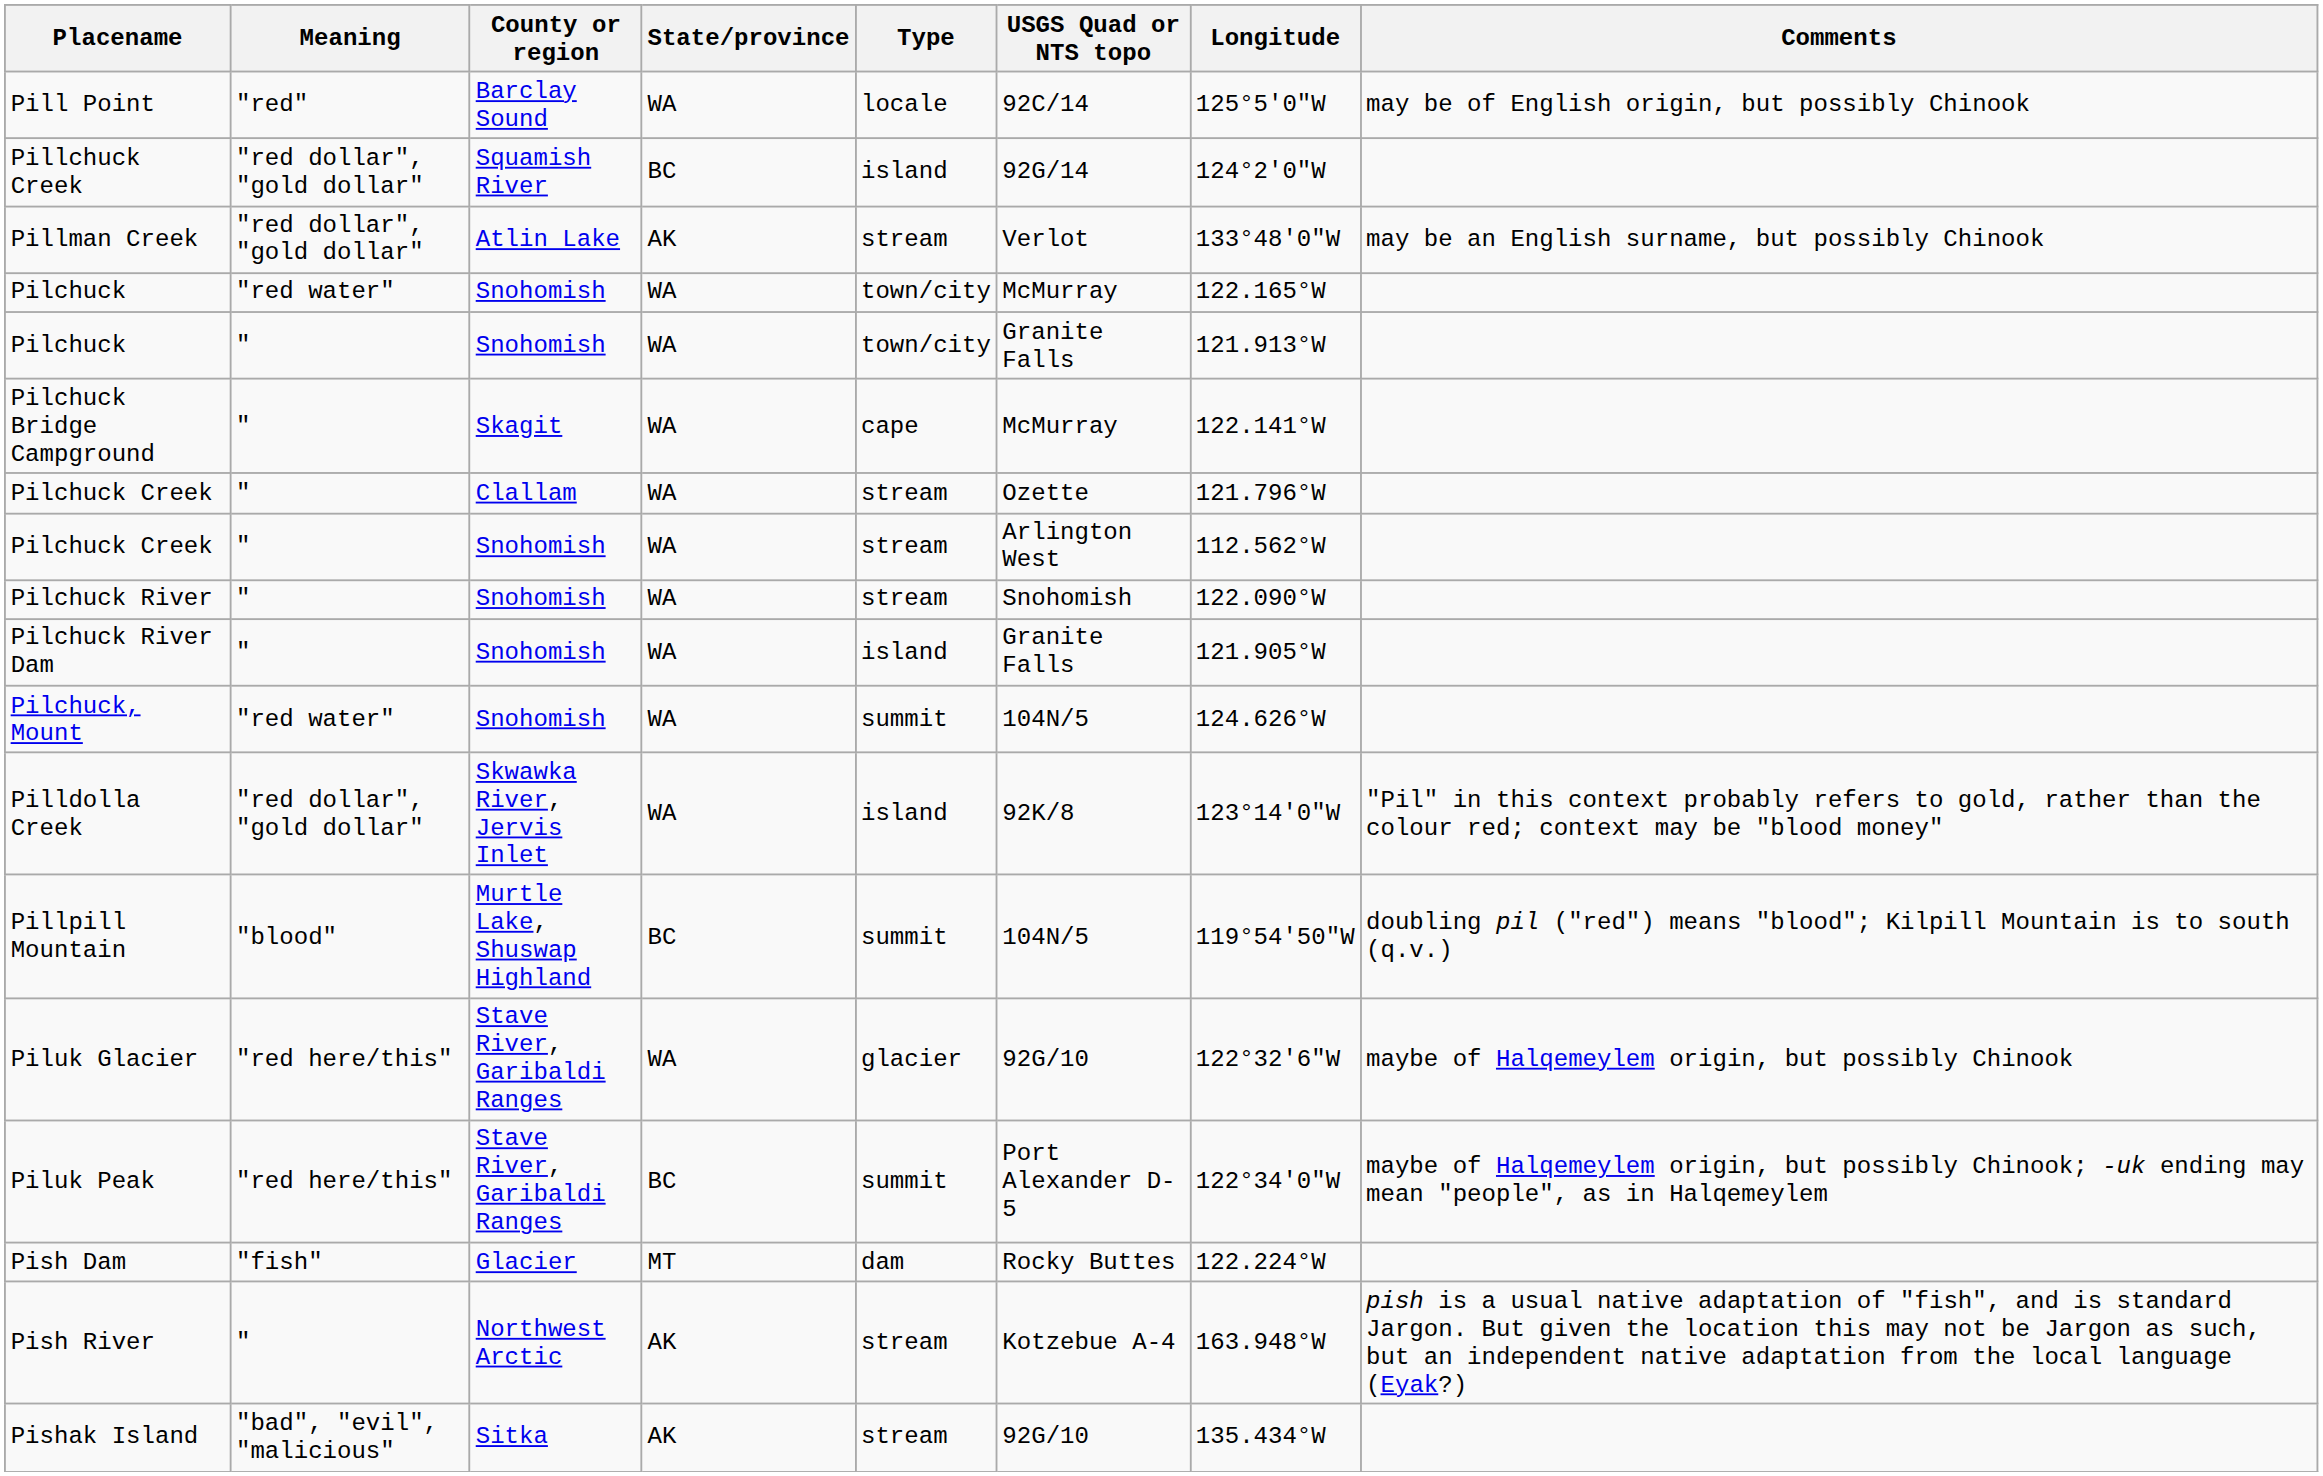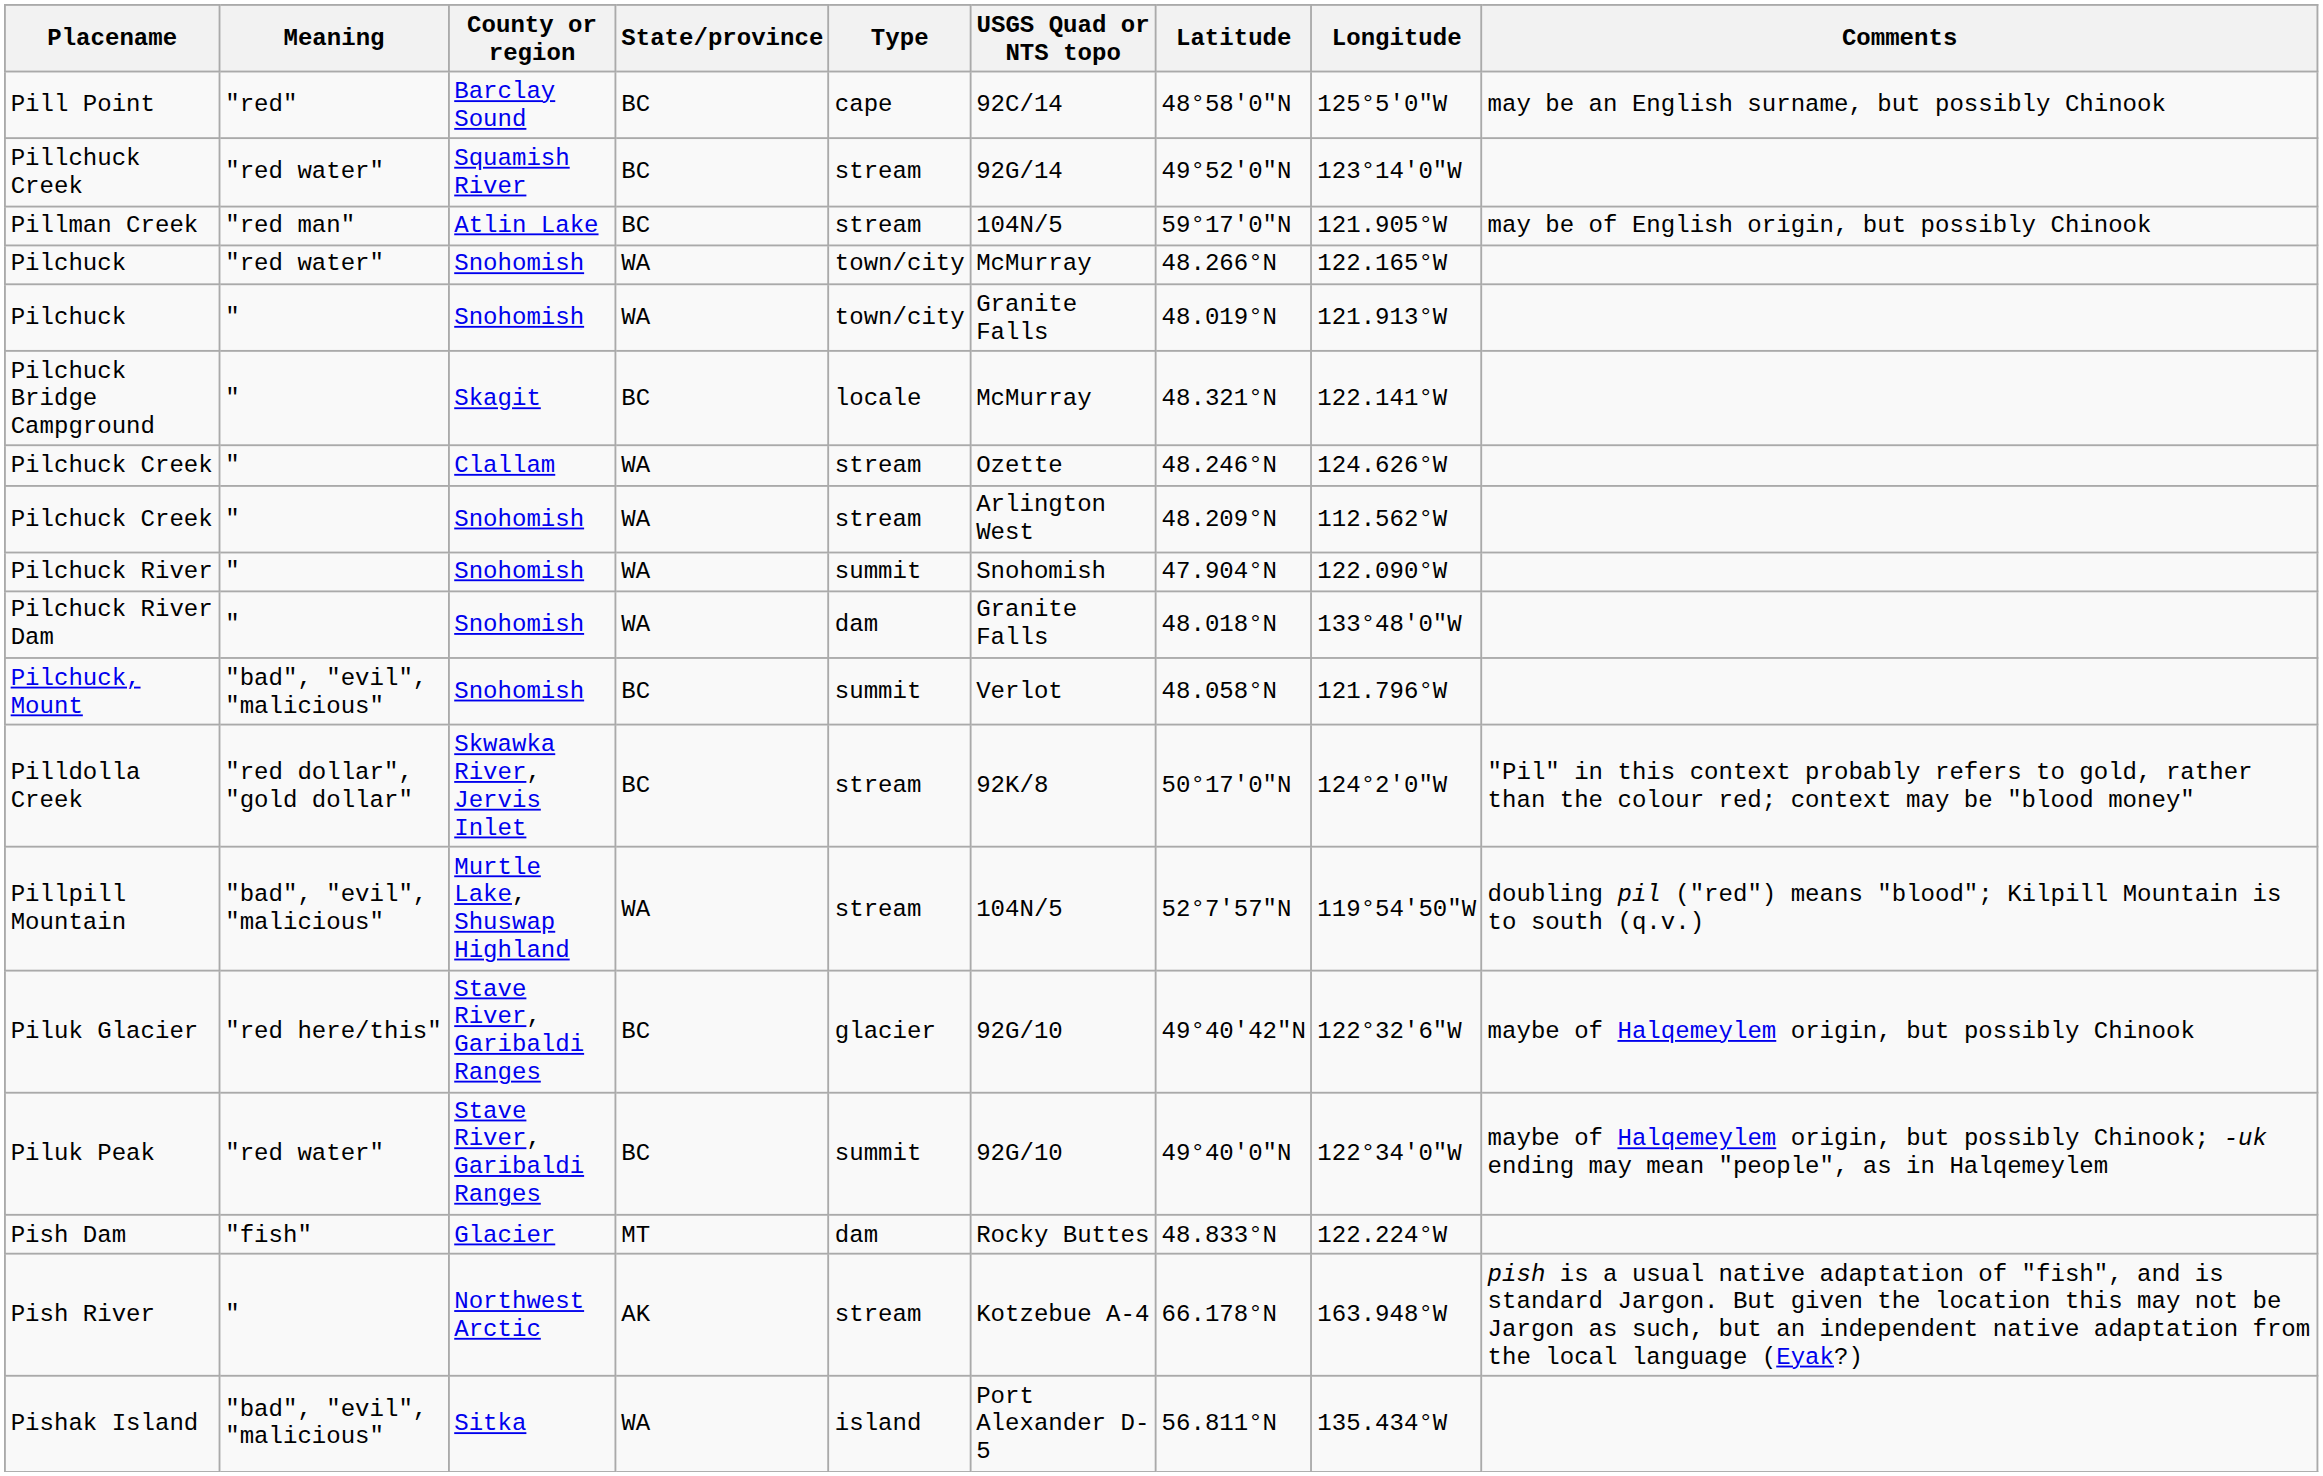+ column: (1234, 38)
(662, 105) WA -> (636, 105) BC
(904, 105) locale -> (864, 105) cape
(1698, 105) may be of English origin, but possibly Chinook -> (1827, 105) may be an English surname, but possibly Chinook
(330, 172) "red dollar", "gold dollar" -> (305, 172) "red water"
(904, 172) island -> (878, 172) stream
(1261, 172) 124°2′0″W -> (1390, 172) 123°14′0″W
(330, 239) "red dollar", "gold dollar" -> (290, 225) "red man"
(662, 239) AK -> (636, 225) BC
(1046, 239) Verlot -> (1019, 225) 104N/5
(1268, 239) 133°48′0″W -> (1382, 225) 121.905°W
(1705, 239) may be an English surname, but possibly Chinook -> (1820, 225) may be of English origin, but possibly Chinook
(662, 426) WA -> (636, 398) BC
(890, 426) cape -> (878, 398) locale
(1261, 493) 121.796°W -> (1382, 465) 124.626°W
(904, 599) stream -> (878, 572) summit
(904, 652) island -> (856, 625) dam
(1261, 652) 121.905°W -> (1390, 625) 133°48′0″W
(315, 719) "red water" -> (326, 692) "bad", "evil", "malicious"
(662, 719) WA -> (636, 692) BC
(1046, 719) 104N/5 -> (1019, 692) Verlot
(1261, 719) 124.626°W -> (1382, 692) 121.796°W
(662, 814) WA -> (636, 786) BC
(904, 814) island -> (878, 786) stream
(1268, 814) 123°14′0″W -> (1382, 786) 124°2′0″W
(286, 936) "blood" -> (326, 909) "bad", "evil", "malicious"
(662, 936) BC -> (636, 909) WA
(904, 936) summit -> (878, 909) stream
(662, 1059) WA -> (636, 1031) BC
(344, 1181) "red here/this" -> (305, 1154) "red water"
(1089, 1181) Port Alexander D-5 -> (1019, 1154) 92G/10
(662, 1438) AK -> (636, 1424) WA
(904, 1438) stream -> (878, 1424) island
(1046, 1438) 92G/10 -> (1063, 1424) Port Alexander D-5
